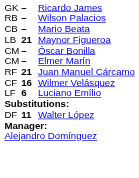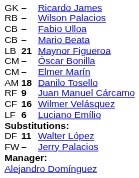+ row: (62, 29)
+ row: (68, 82)
(27, 72) 21 -> (24, 93) 9
+ row: (68, 147)
